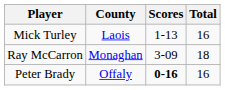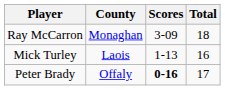rows swapped: (45, 54) <-> (45, 34)
(203, 74) 16 -> (203, 74) 17
